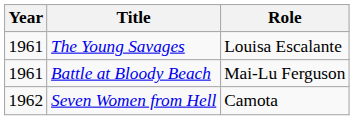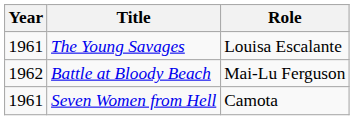(26, 73) 1961 -> (26, 73) 1962
(26, 100) 1962 -> (26, 100) 1961
